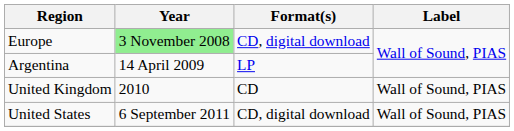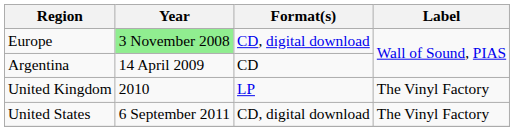(246, 65) LP -> (248, 65) CD
(248, 89) CD -> (246, 89) LP
(441, 89) Wall of Sound, PIAS -> (433, 89) The Vinyl Factory
(441, 114) Wall of Sound, PIAS -> (433, 114) The Vinyl Factory
